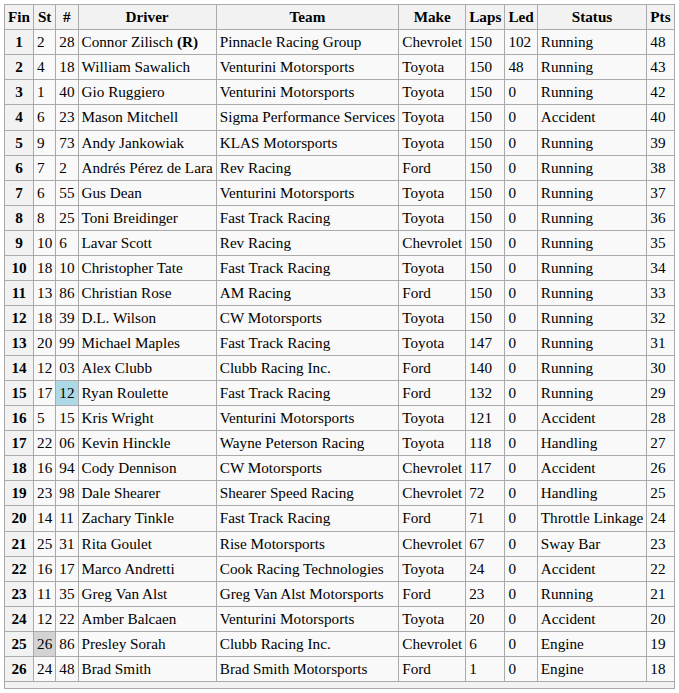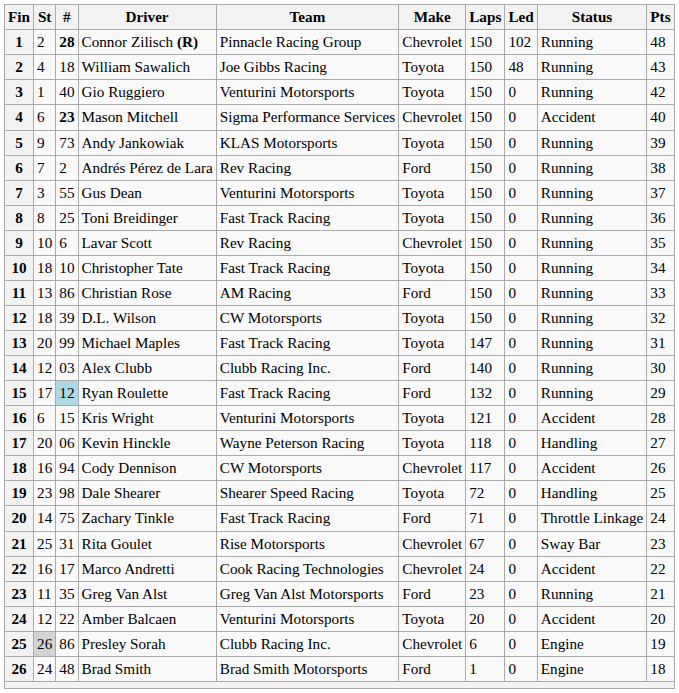(67, 42) normal -> (67, 42) bold
(287, 67) Venturini Motorsports -> (273, 67) Joe Gibbs Racing
(67, 117) normal -> (67, 117) bold
(423, 117) Toyota -> (432, 117) Chevrolet
(41, 192) 6 -> (41, 192) 3
(41, 418) 5 -> (41, 418) 6
(45, 443) 22 -> (45, 443) 20
(432, 493) Chevrolet -> (423, 493) Toyota
(67, 518) 11 -> (67, 518) 75
(423, 568) Toyota -> (432, 568) Chevrolet
